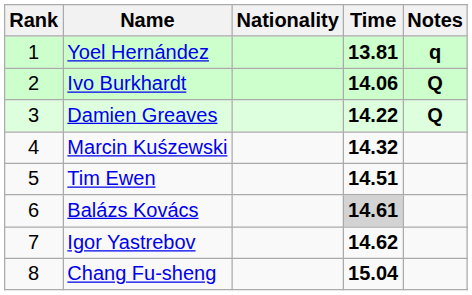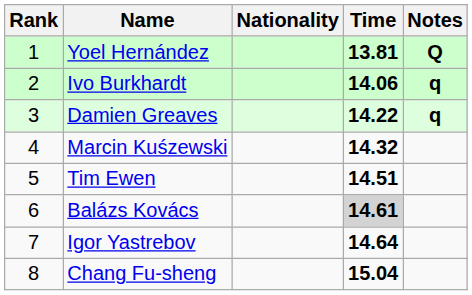(435, 52) q -> (435, 52) Q
(435, 83) Q -> (435, 83) q
(435, 115) Q -> (435, 115) q
(373, 242) 14.62 -> (373, 242) 14.64
